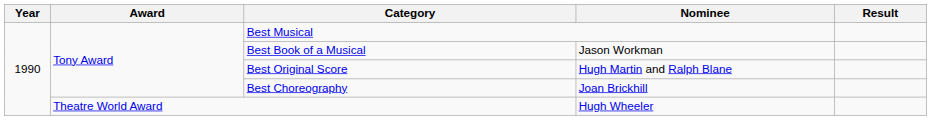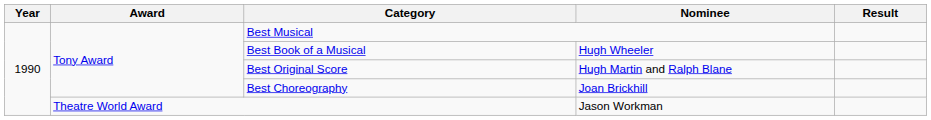(621, 50) Jason Workman -> (616, 50) Hugh Wheeler
(616, 106) Hugh Wheeler -> (621, 106) Jason Workman
